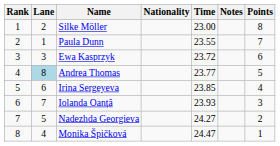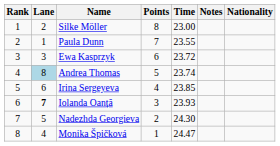columns swapped: (167, 12) <-> (260, 12)
(205, 73) 23.77 -> (184, 73) 23.74
(44, 103) normal -> (44, 103) bold
(205, 118) 24.27 -> (184, 118) 24.30
